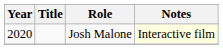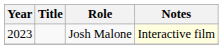(20, 34) 2020 -> (20, 34) 2023
